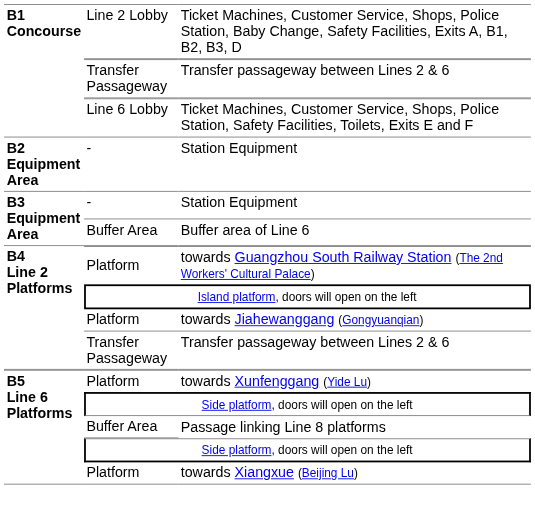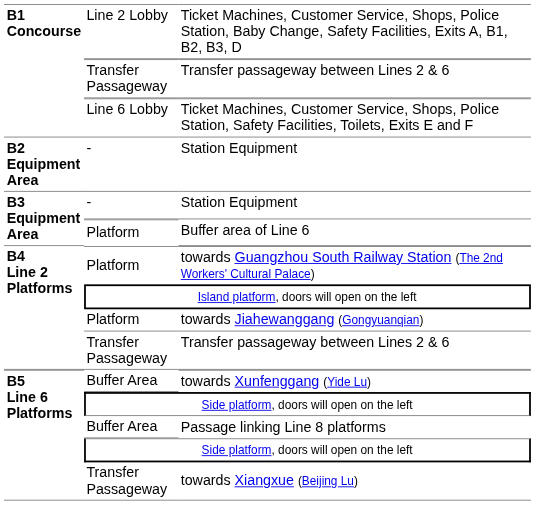(122, 229) Buffer Area -> (113, 233) Platform
(113, 381) Platform -> (122, 380) Buffer Area
(113, 473) Platform -> (127, 481) Transfer Passageway
